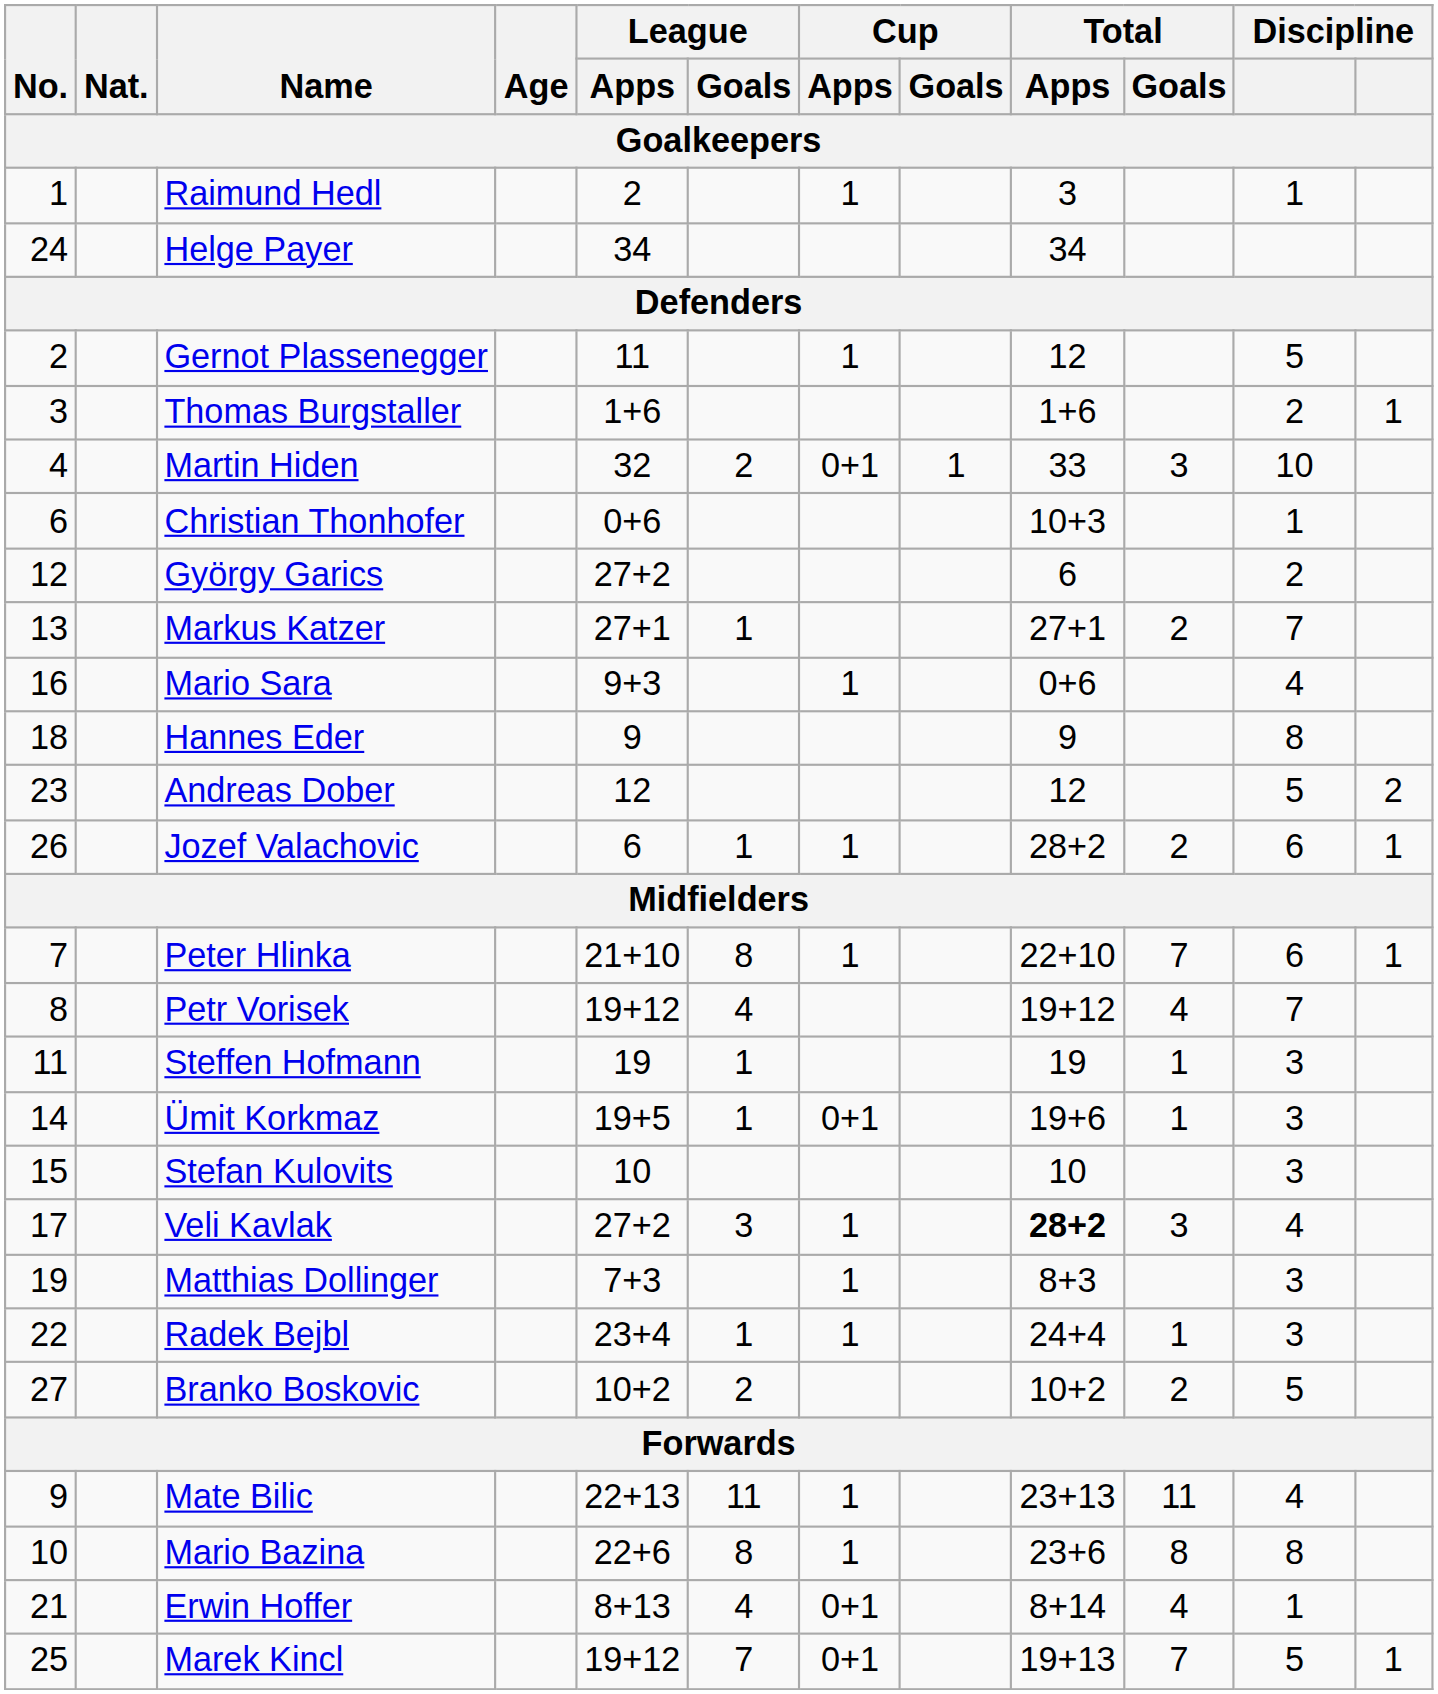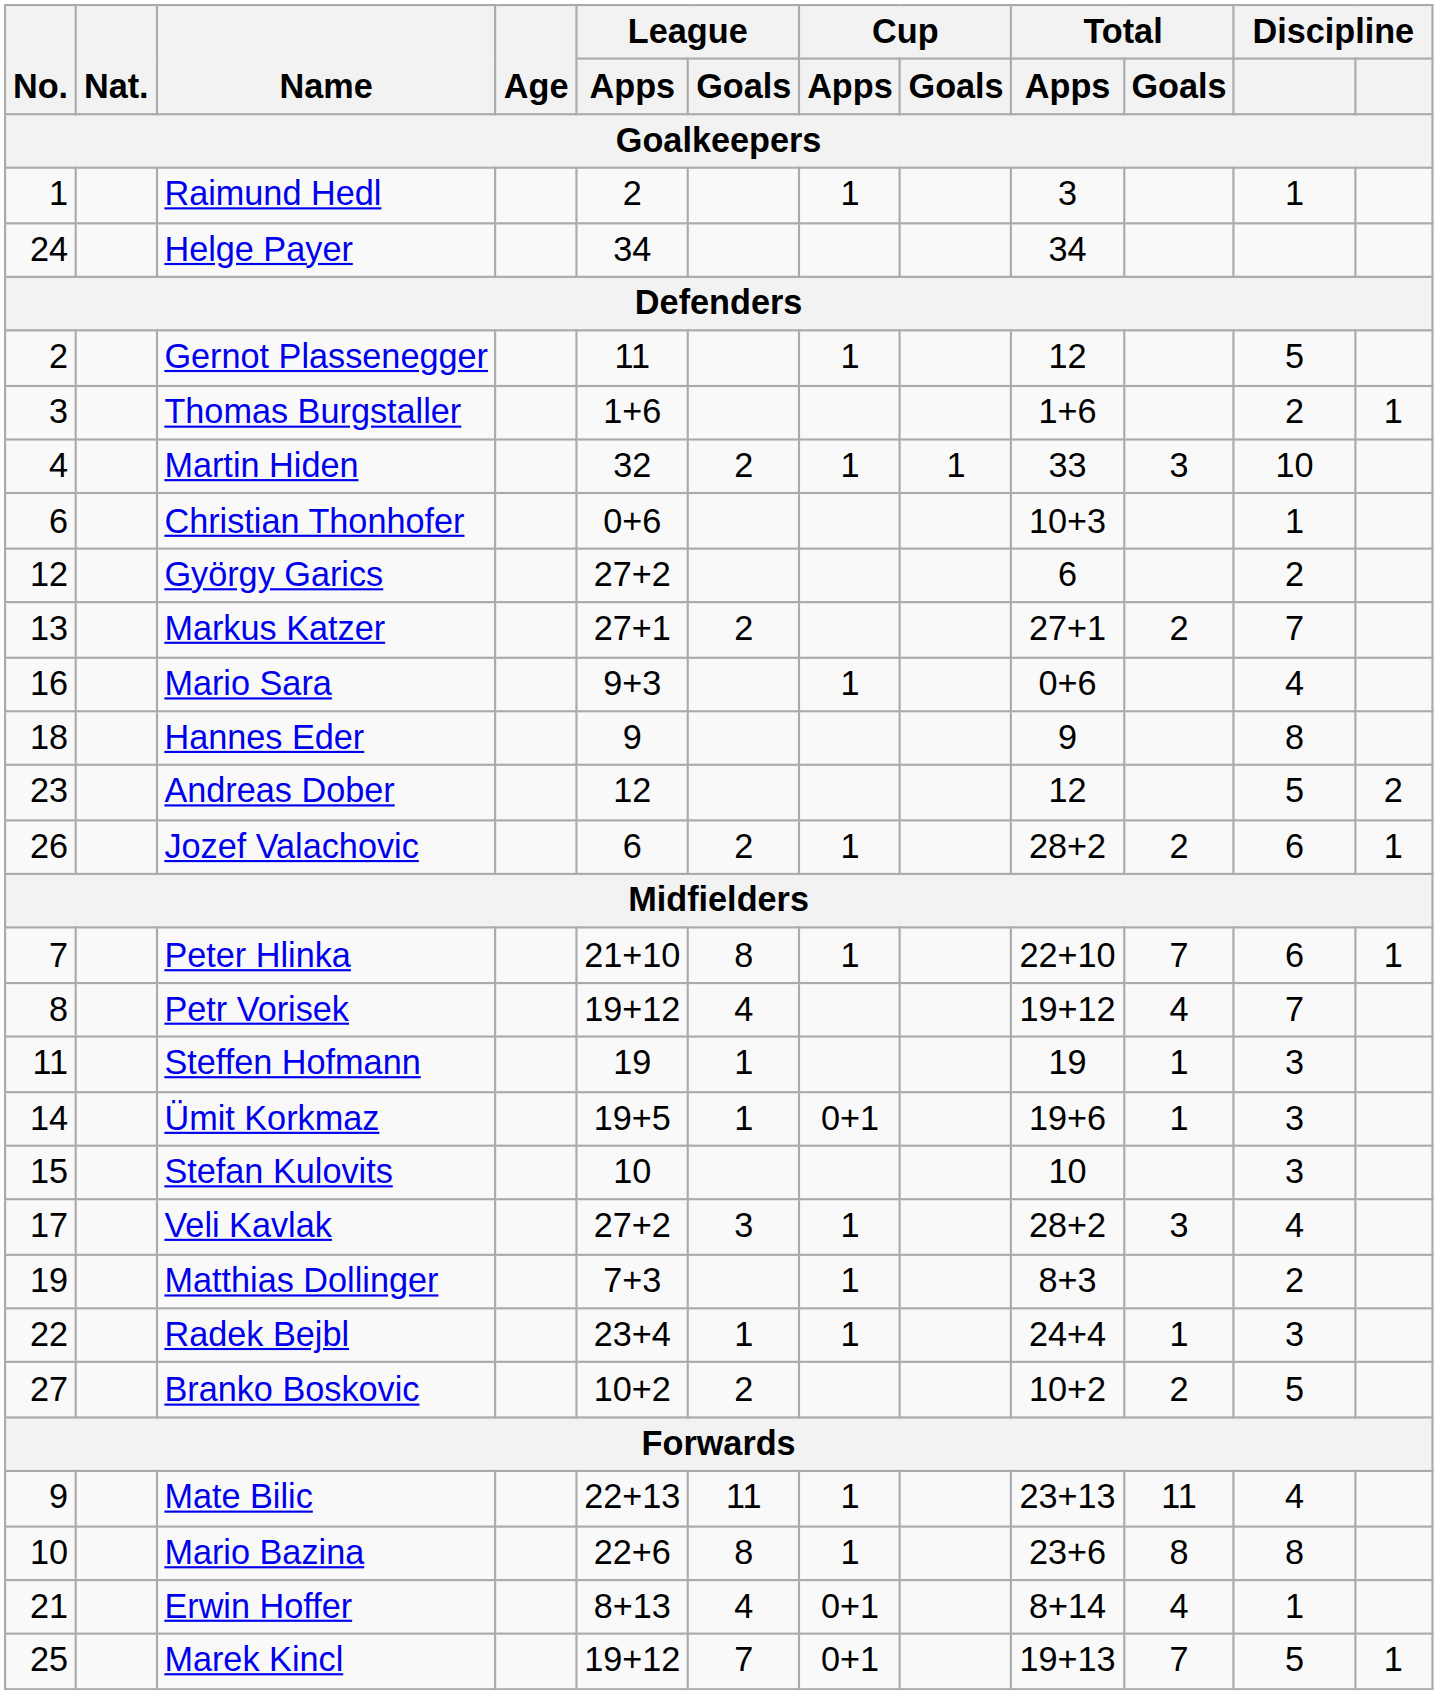(850, 466) 0+1 -> (850, 466) 1
(744, 628) 1 -> (744, 628) 2
(744, 846) 1 -> (744, 846) 2
(1068, 1226) bold -> (1068, 1226) normal
(1294, 1280) 3 -> (1294, 1280) 2
